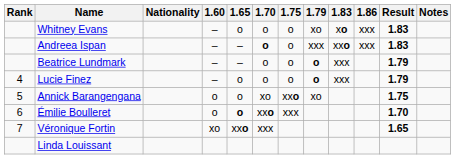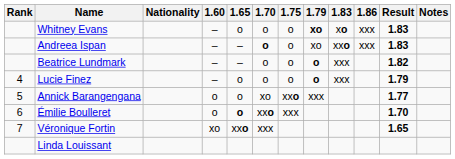(316, 30) normal -> (316, 30) bold
(316, 46) xxx -> (316, 46) xo
(398, 63) 1.79 -> (398, 63) 1.82
(316, 96) xo -> (316, 96) xxx
(398, 96) 1.75 -> (398, 96) 1.77
